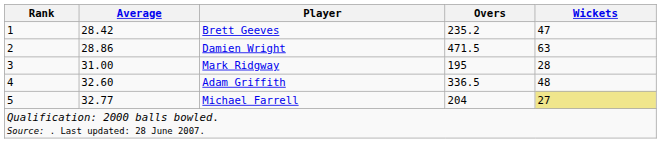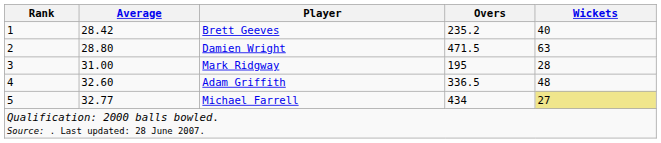(544, 30) 47 -> (544, 30) 40
(97, 48) 28.86 -> (97, 48) 28.80
(457, 100) 204 -> (457, 100) 434
